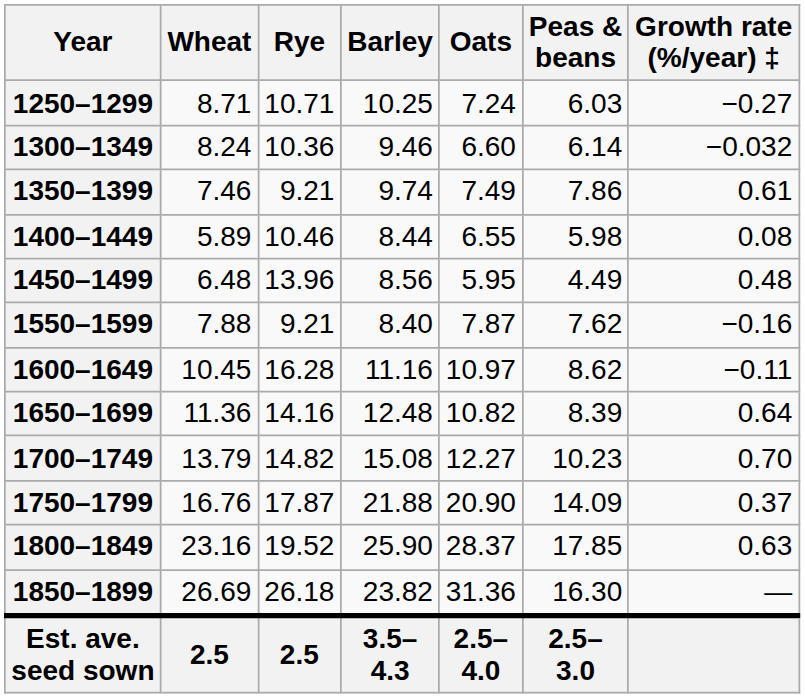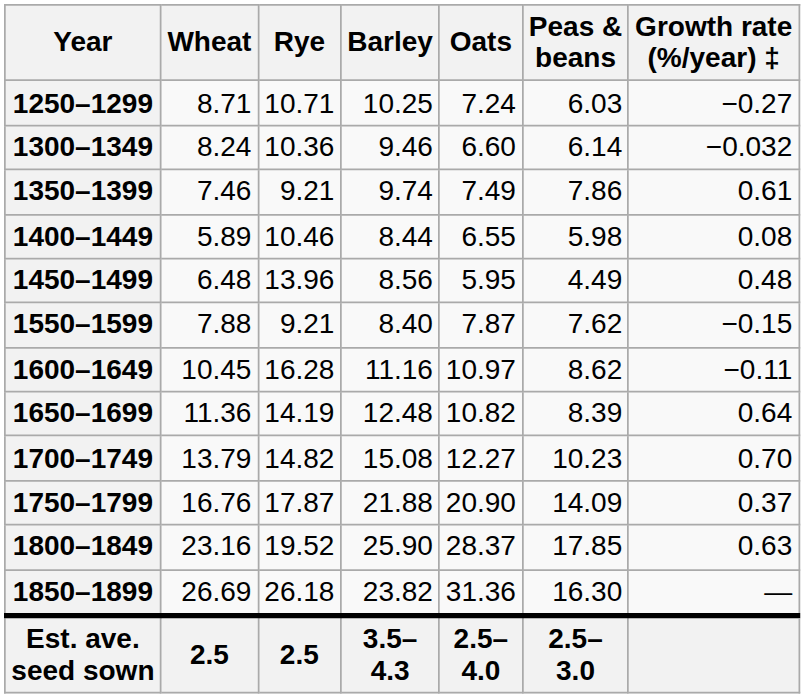(757, 324) −0.16 -> (757, 324) −0.15
(299, 413) 14.16 -> (299, 413) 14.19
